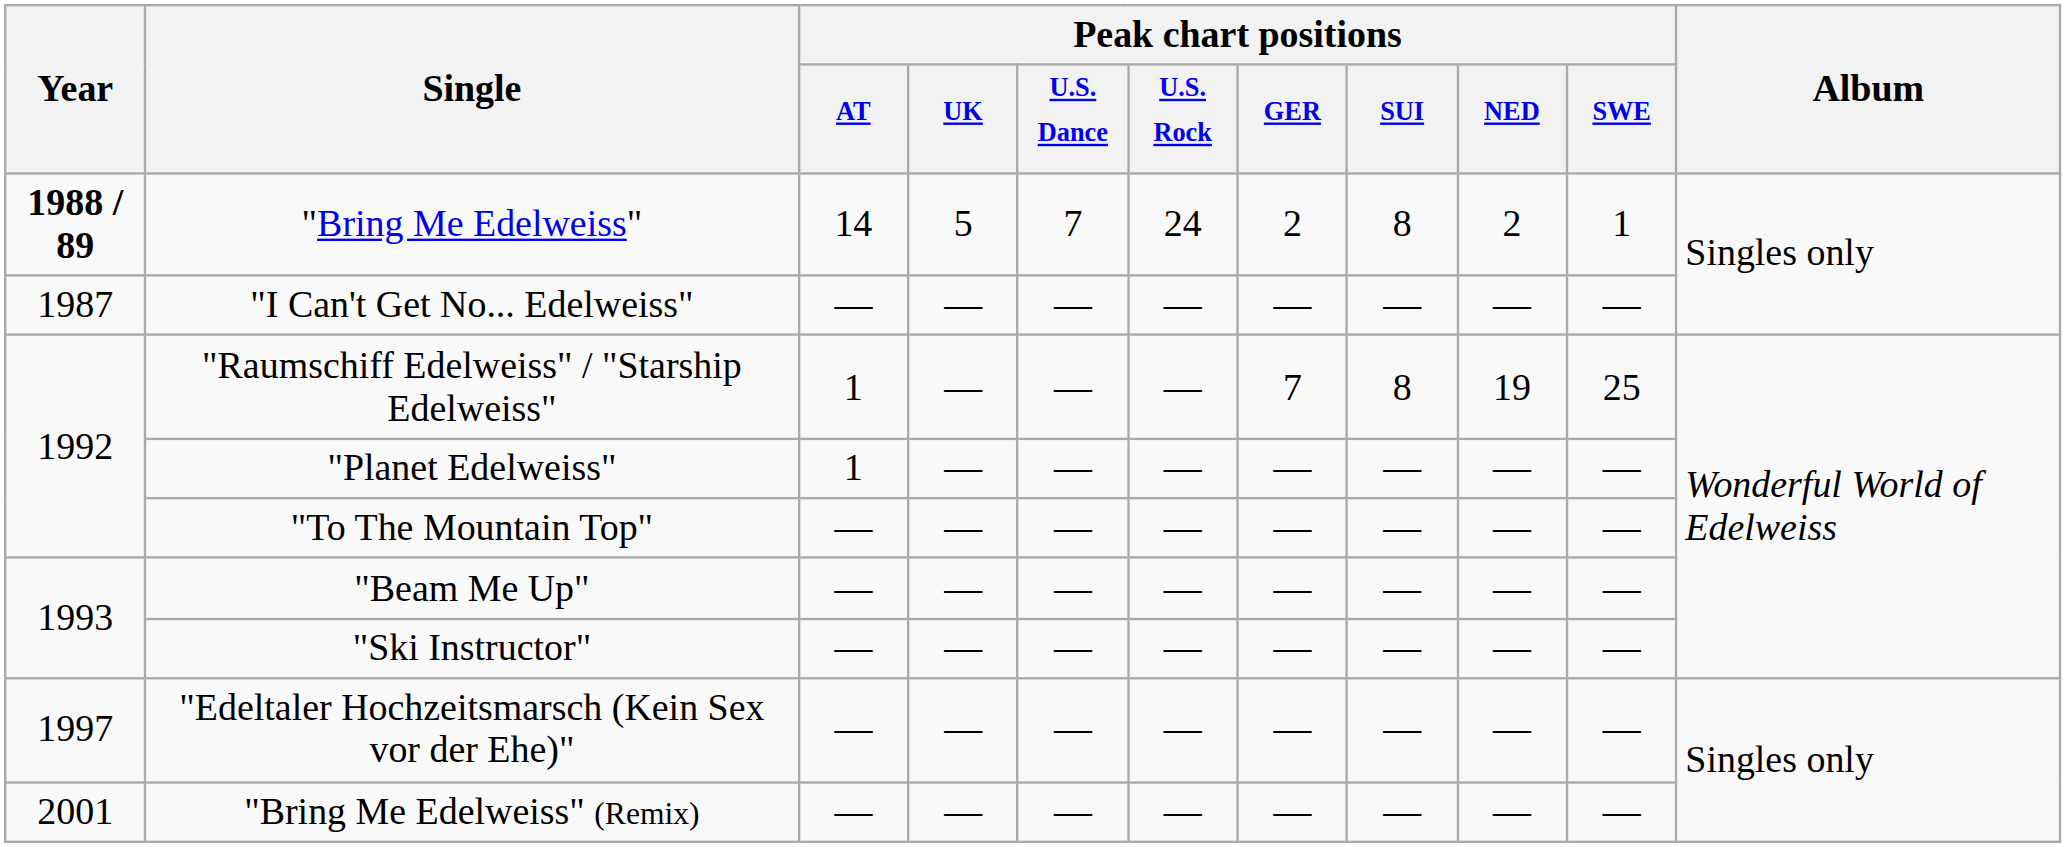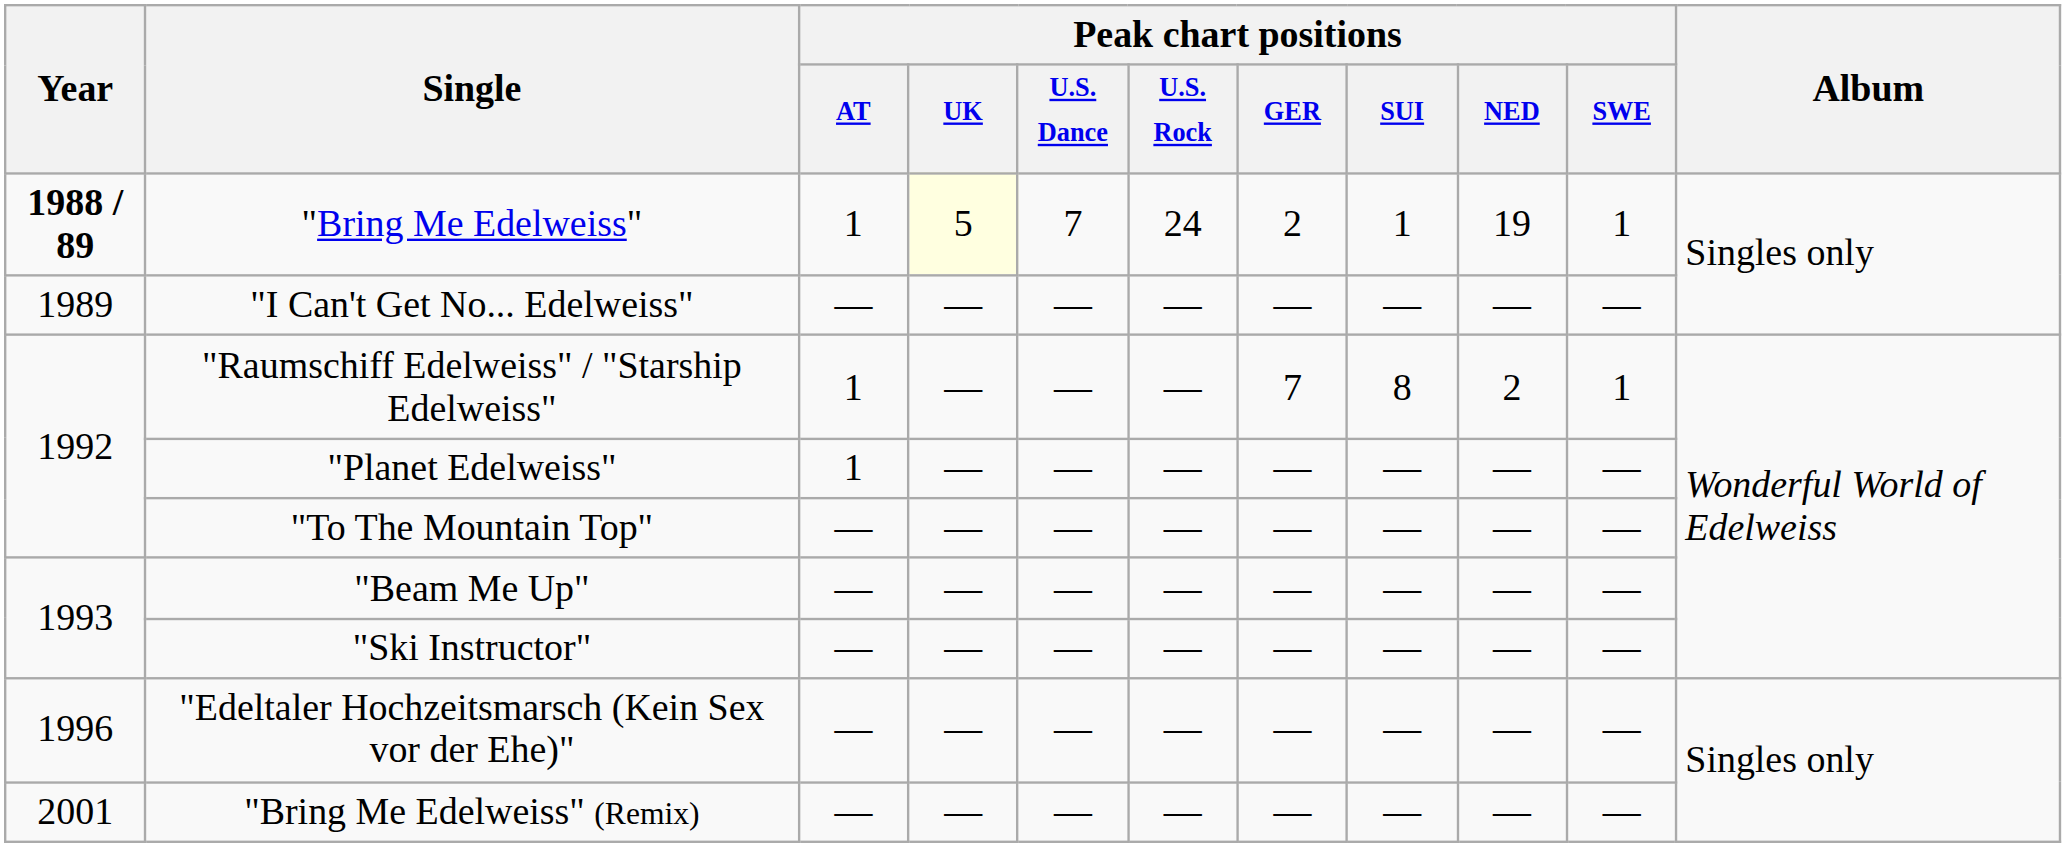(853, 223) 14 -> (853, 223) 1
(963, 223) no background -> (963, 223) lightyellow background
(1402, 223) 8 -> (1402, 223) 1
(1512, 223) 2 -> (1512, 223) 19
(75, 304) 1987 -> (75, 304) 1989
(1512, 386) 19 -> (1512, 386) 2
(1622, 386) 25 -> (1622, 386) 1
(75, 729) 1997 -> (75, 729) 1996
